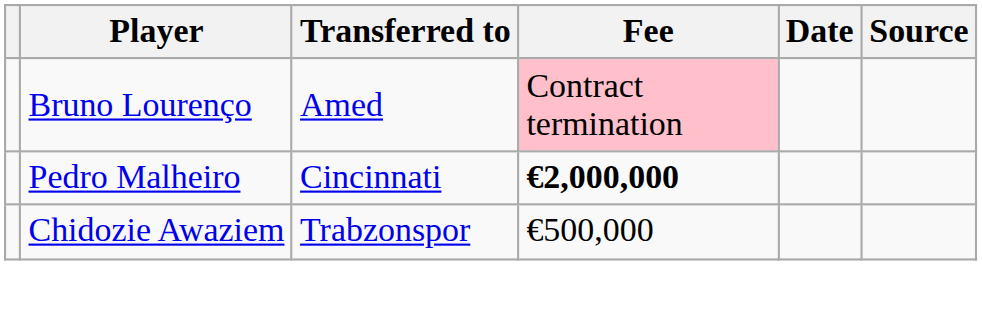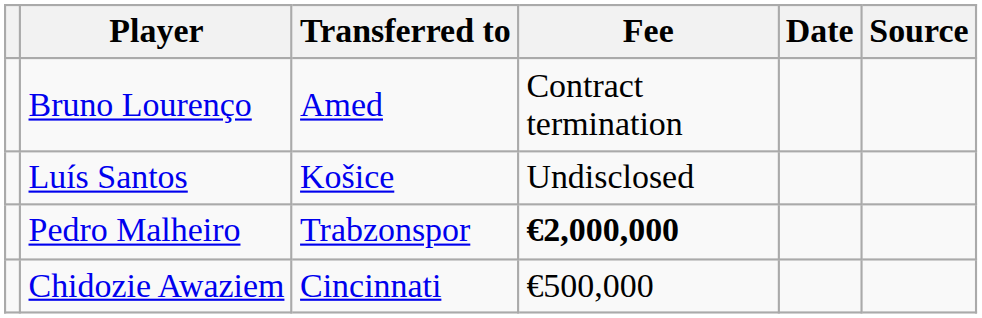(605, 104) pink background -> (605, 104) no background
+ row: (108, 177)
(371, 177) Cincinnati -> (385, 230) Trabzonspor
(385, 230) Trabzonspor -> (371, 284) Cincinnati
